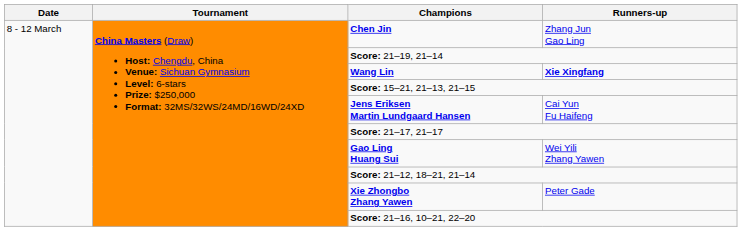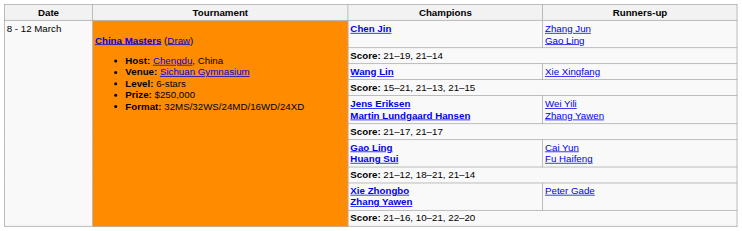(574, 72) bold -> (573, 72) normal
(569, 109) Cai Yun Fu Haifeng -> (575, 109) Wei Yili Zhang Yawen
(575, 153) Wei Yili Zhang Yawen -> (569, 153) Cai Yun Fu Haifeng
